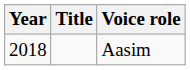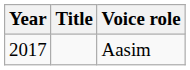(28, 49) 2018 -> (28, 49) 2017
